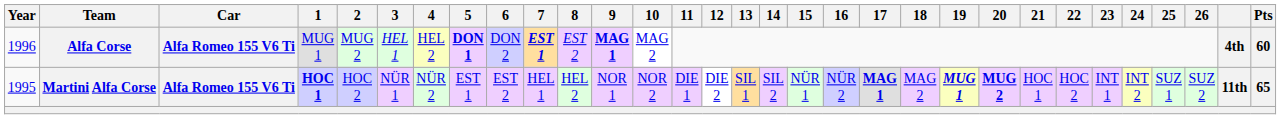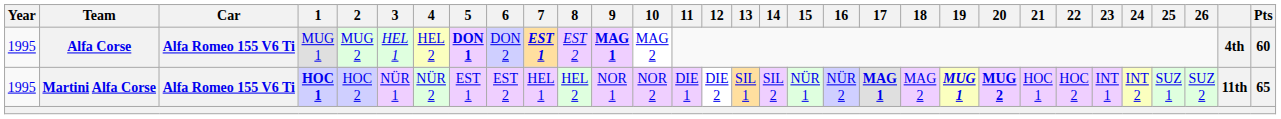(22, 46) 1996 -> (22, 46) 1995
